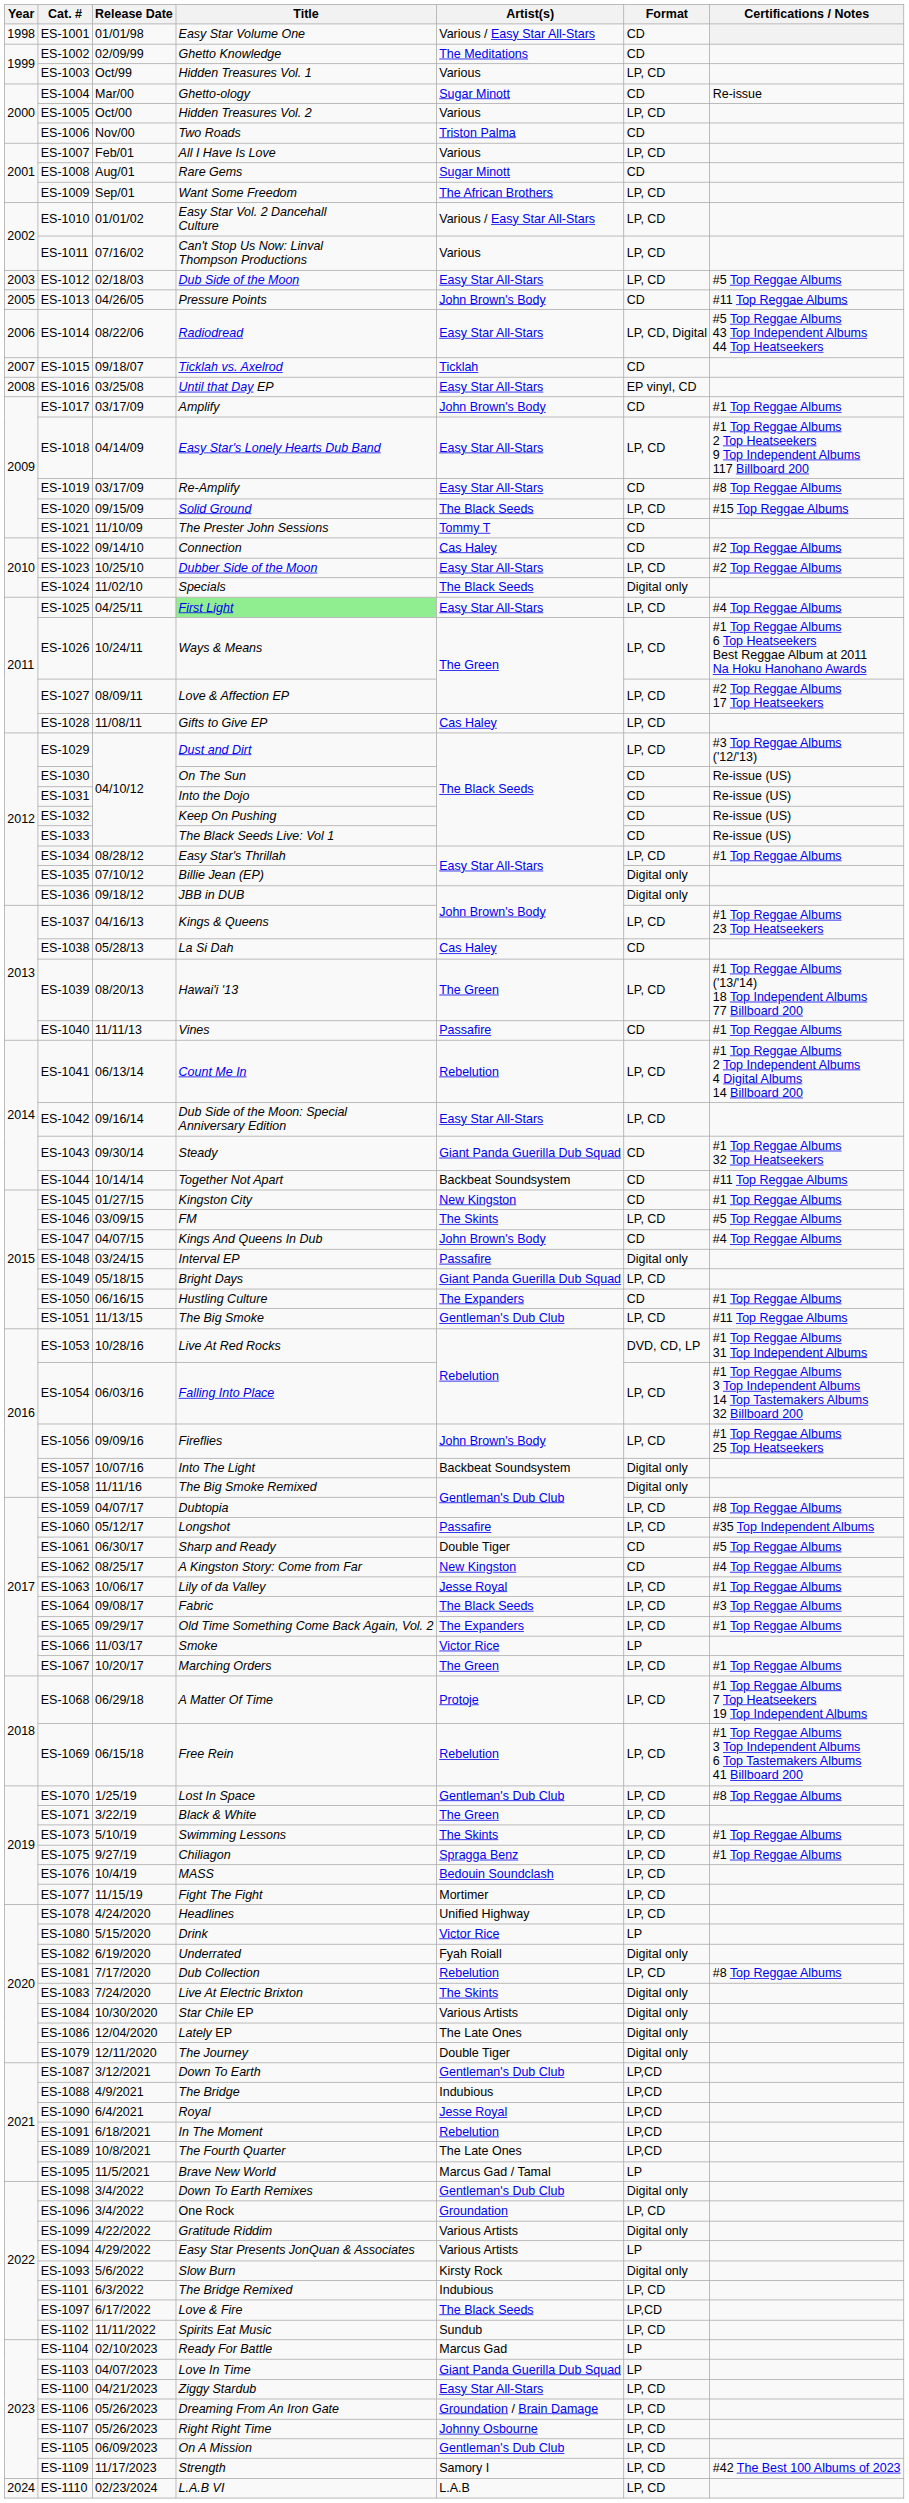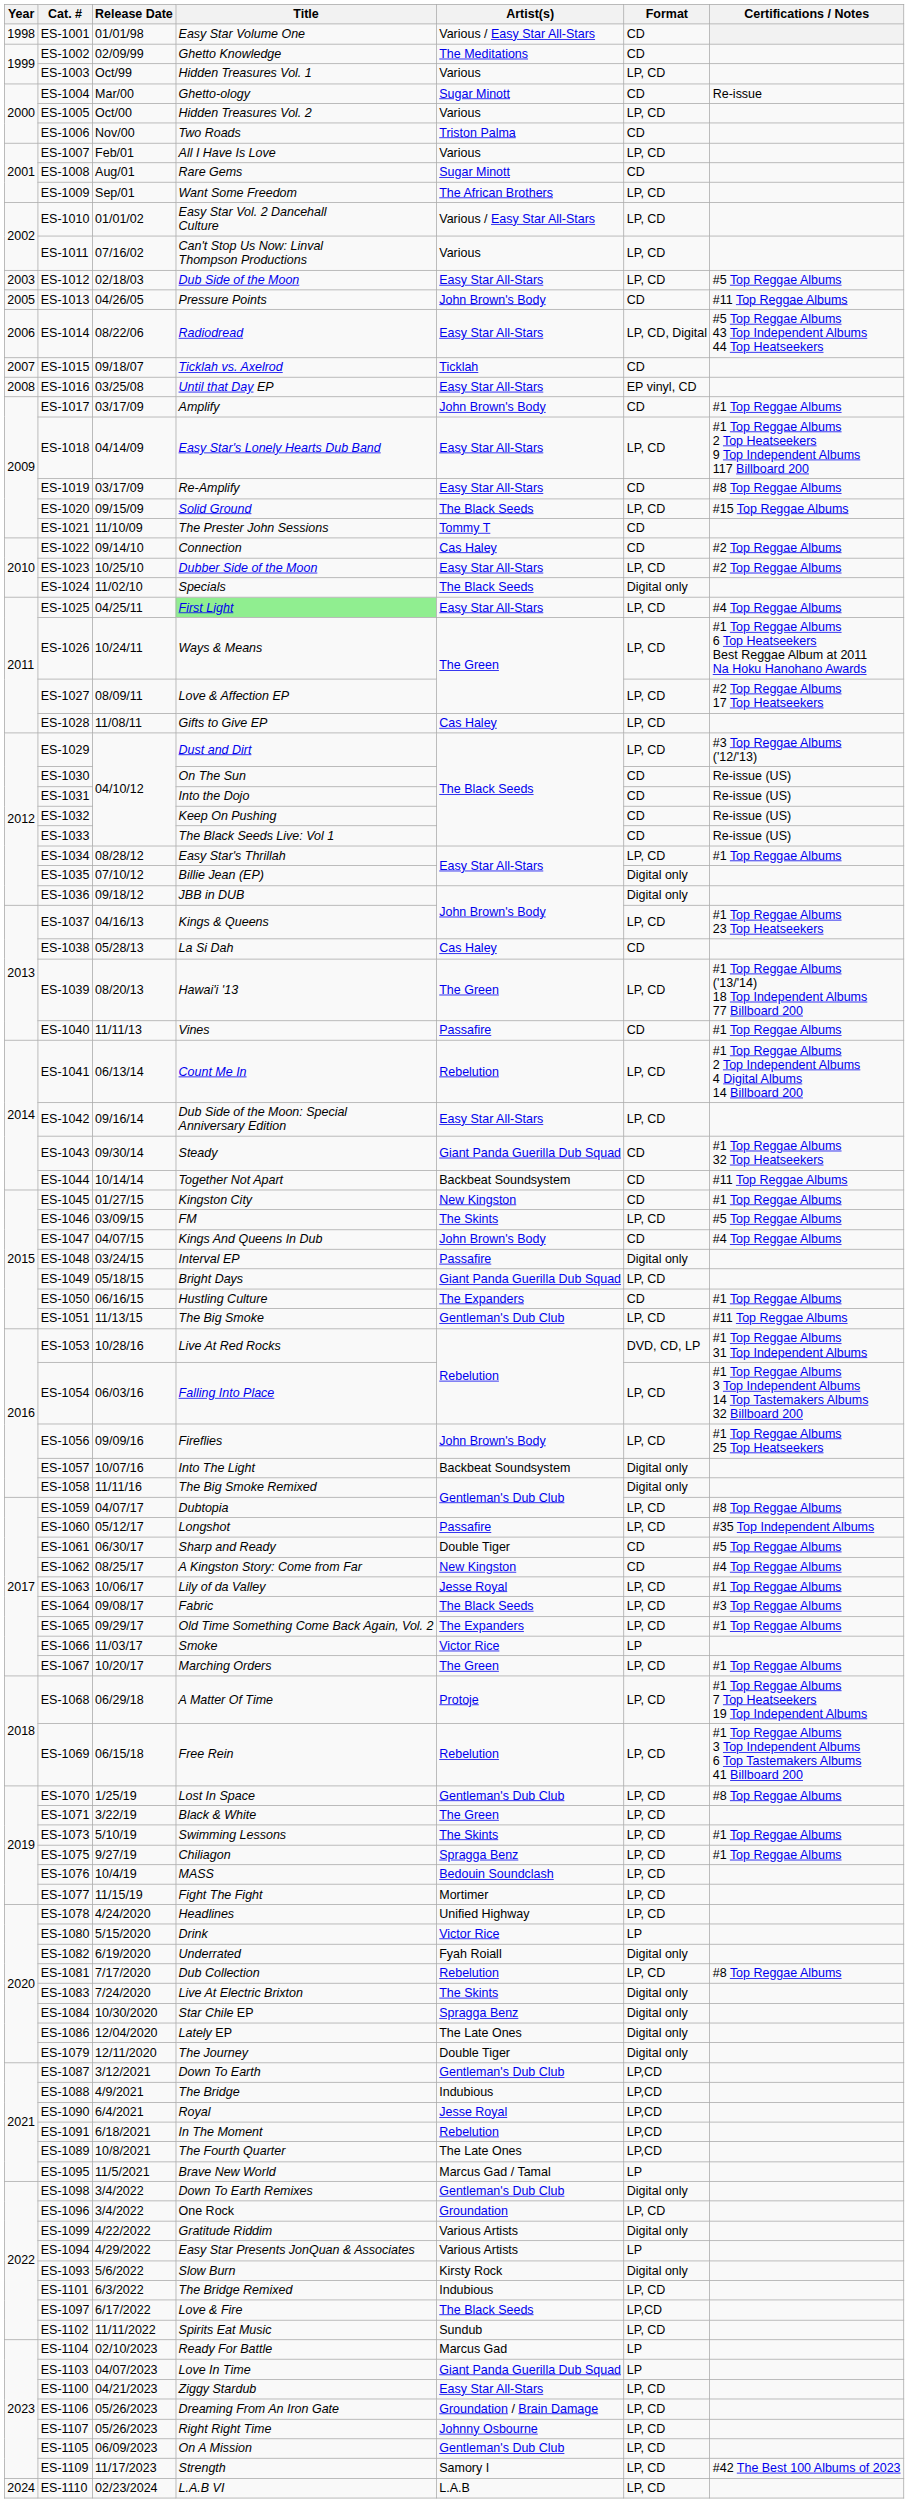(479, 2013) Various Artists -> (479, 2013) Spragga Benz
